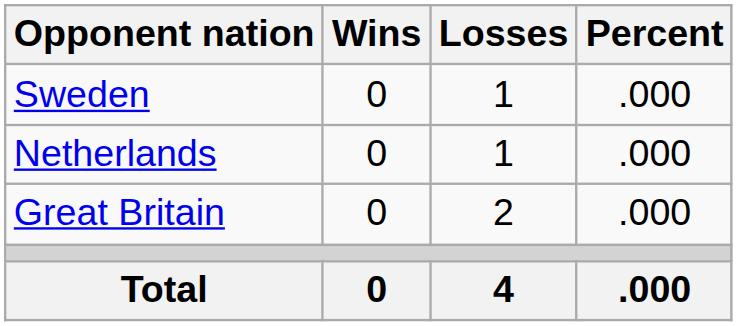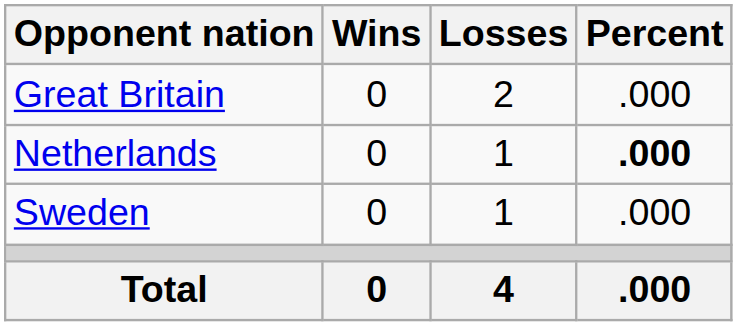rows swapped: (119, 213) <-> (82, 93)
(655, 153) normal -> (655, 153) bold
